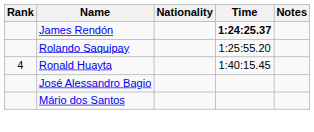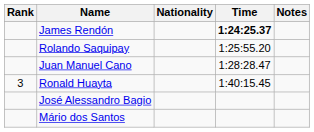+ row: (85, 65)
(20, 65) 4 -> (20, 83) 3
